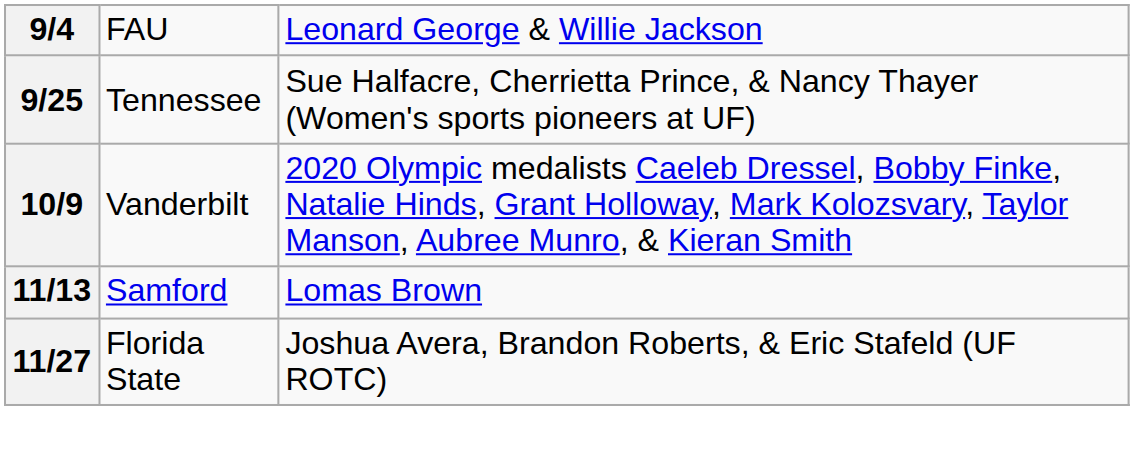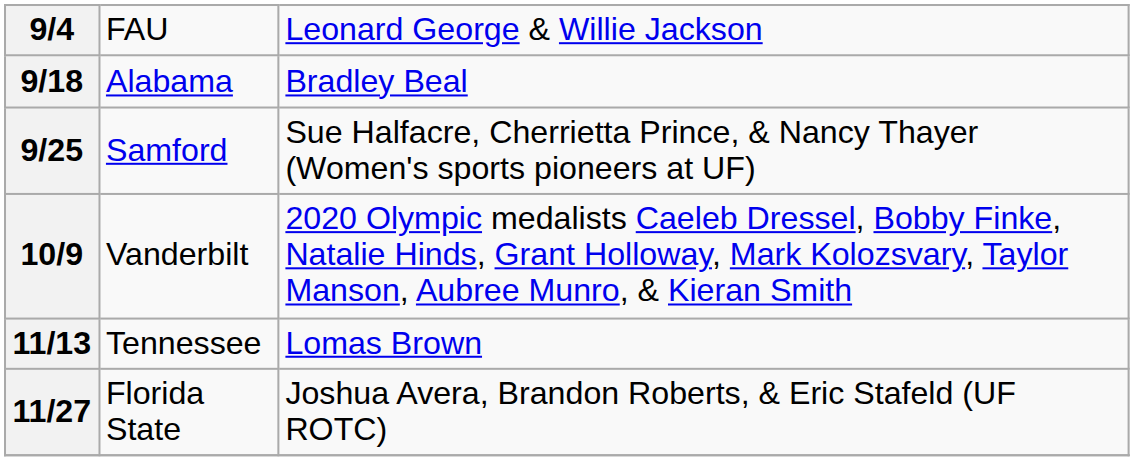+ row: (52, 81)
(184, 99) Tennessee -> (167, 150) Samford
(167, 291) Samford -> (184, 342) Tennessee
